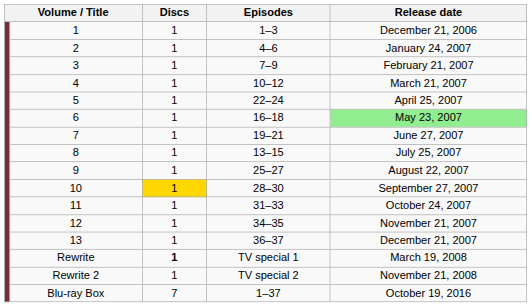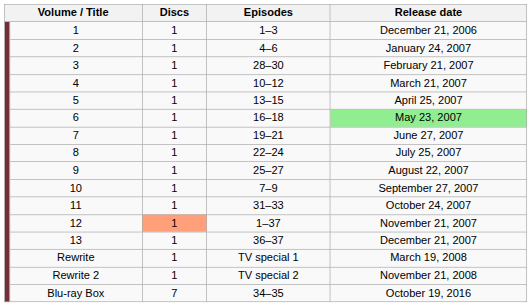(268, 65) 7–9 -> (268, 65) 28–30
(268, 100) 22–24 -> (268, 100) 13–15
(268, 153) 13–15 -> (268, 153) 22–24
(174, 188) gold background -> (174, 188) no background
(268, 188) 28–30 -> (268, 188) 7–9
(174, 223) no background -> (174, 223) lightsalmon background
(268, 223) 34–35 -> (268, 223) 1–37
(174, 258) bold -> (174, 258) normal
(268, 293) 1–37 -> (268, 293) 34–35
